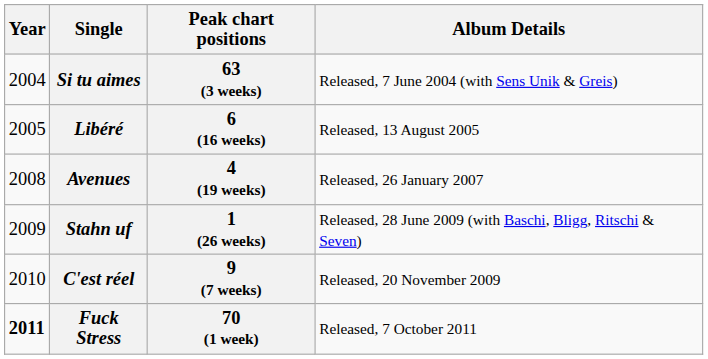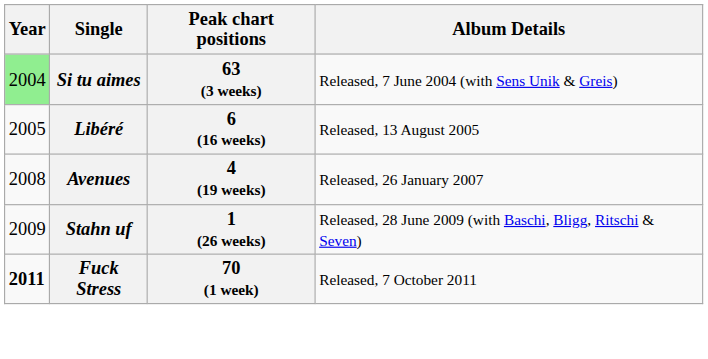(27, 79) no background -> (27, 79) lightgreen background
- row: (99, 278)
